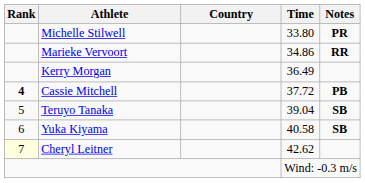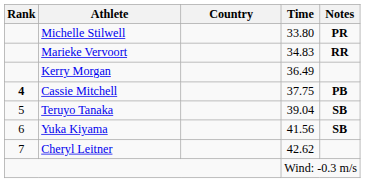(300, 52) 34.86 -> (300, 52) 34.83
(300, 91) 37.72 -> (300, 91) 37.75
(300, 129) 40.58 -> (300, 129) 41.56
(21, 149) lightyellow background -> (21, 149) no background
